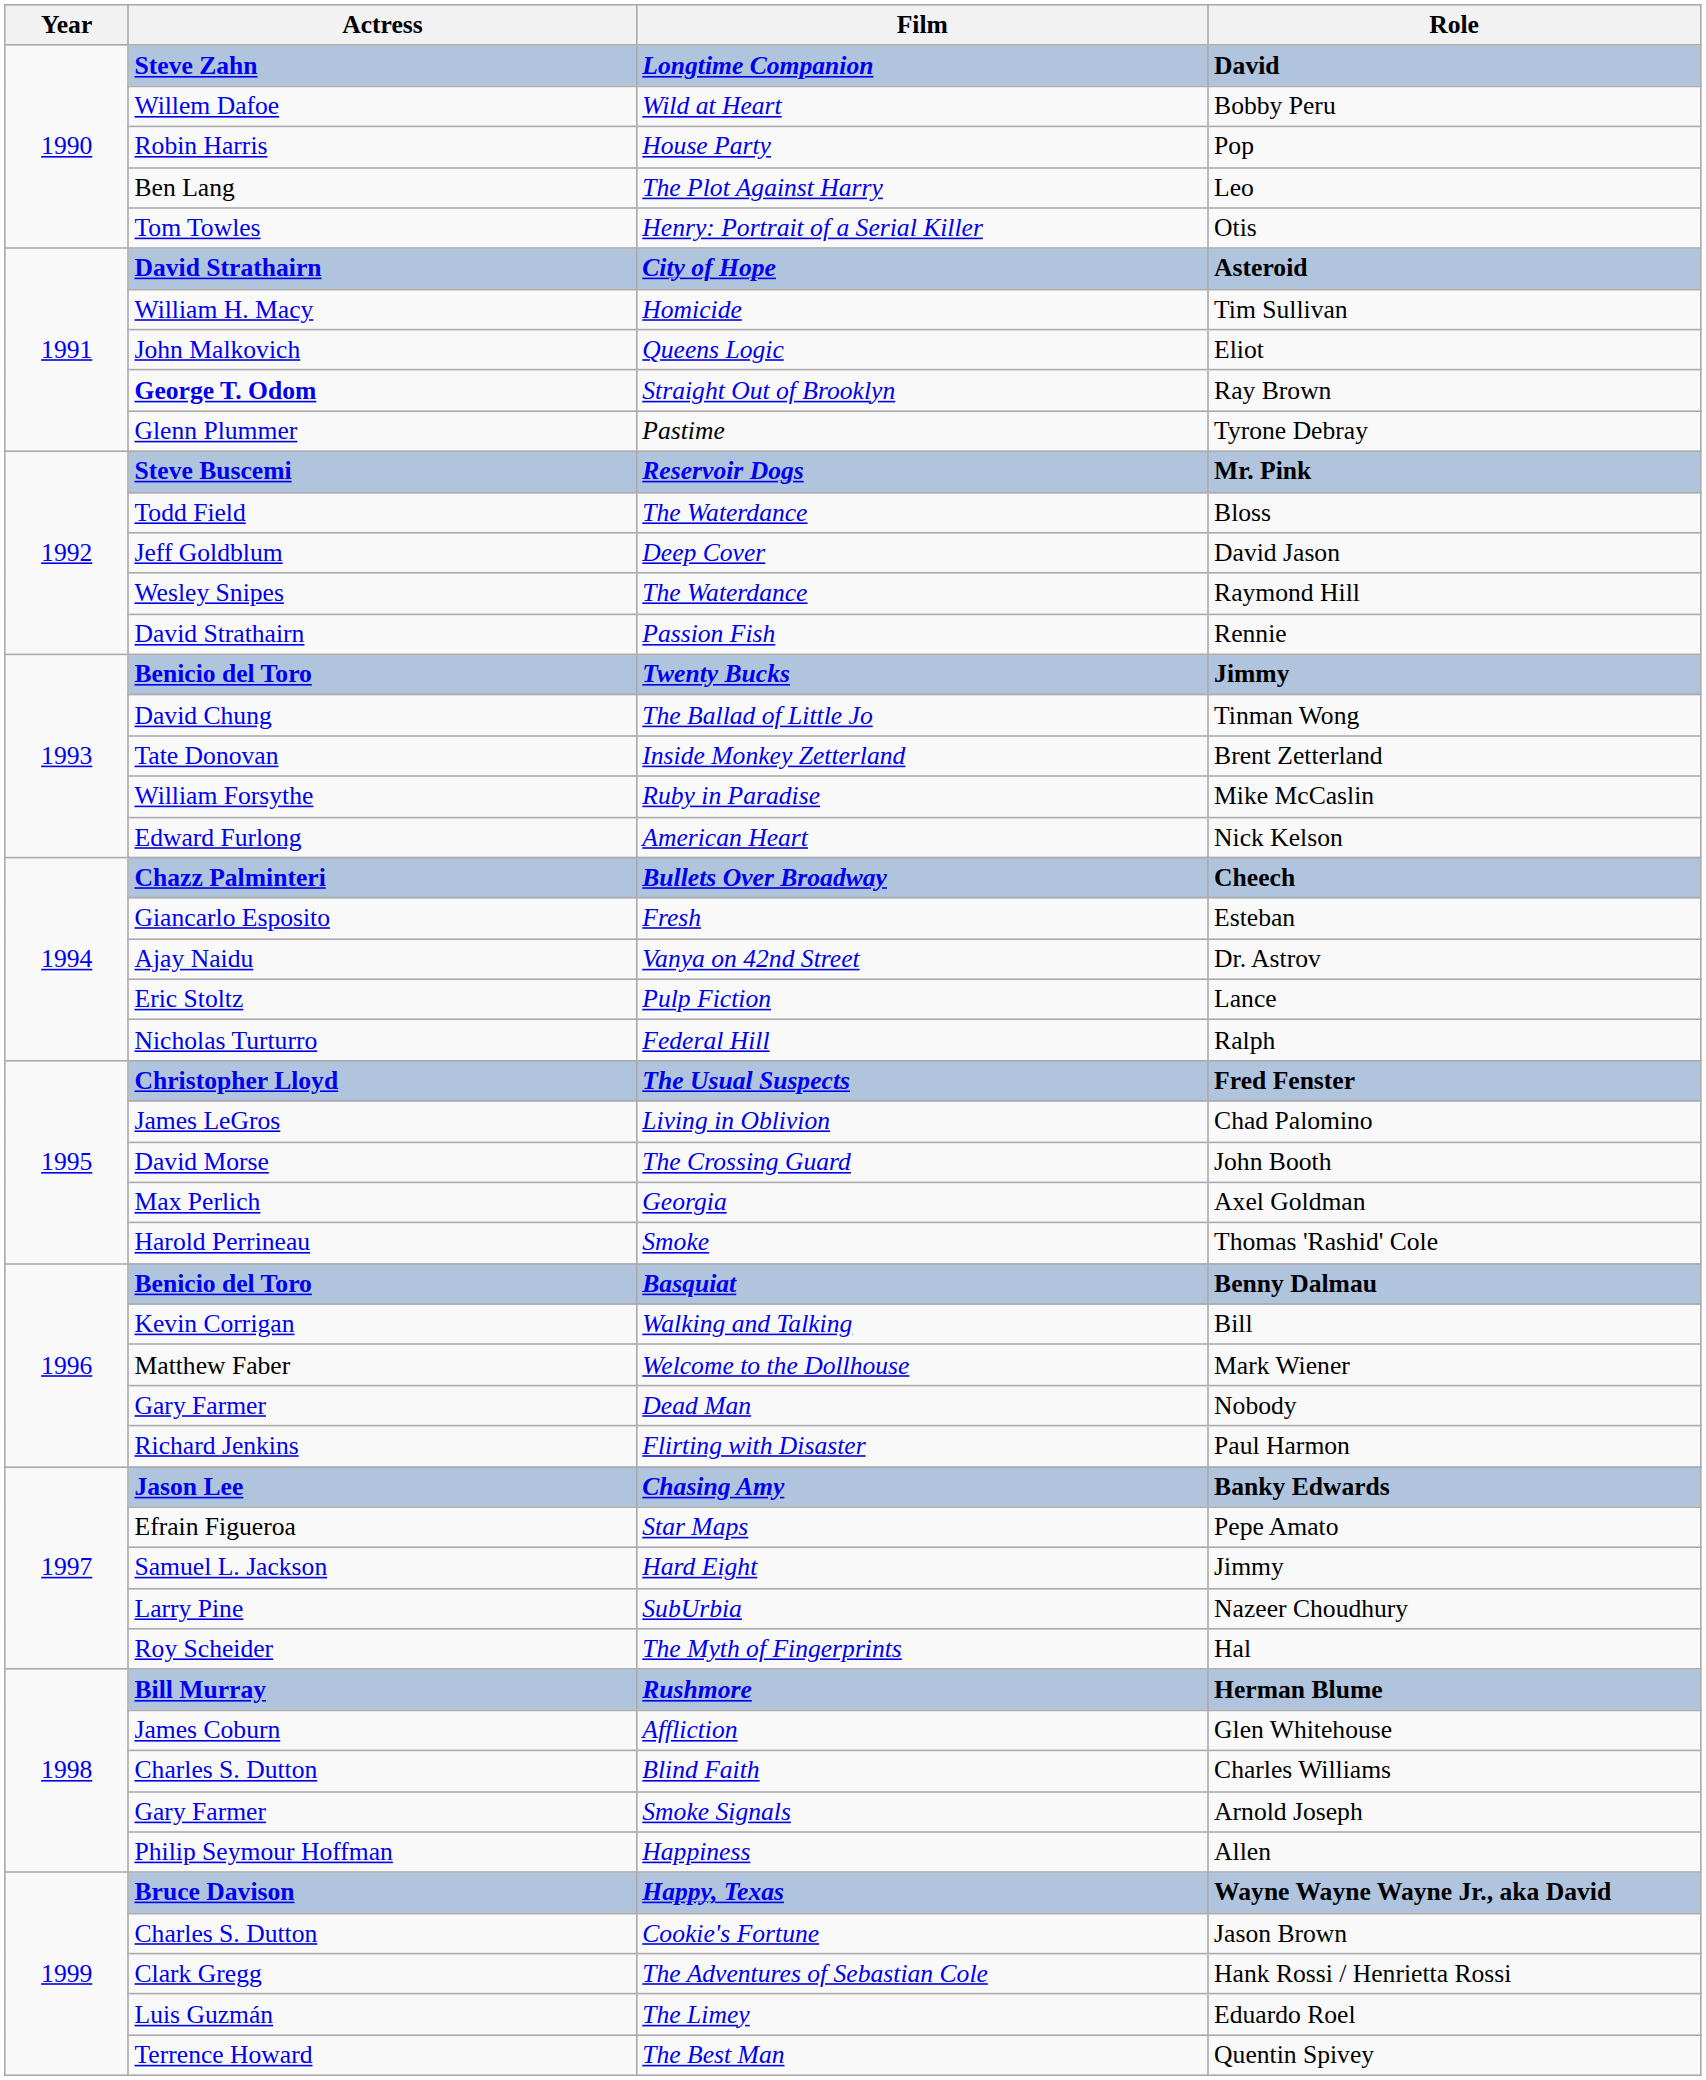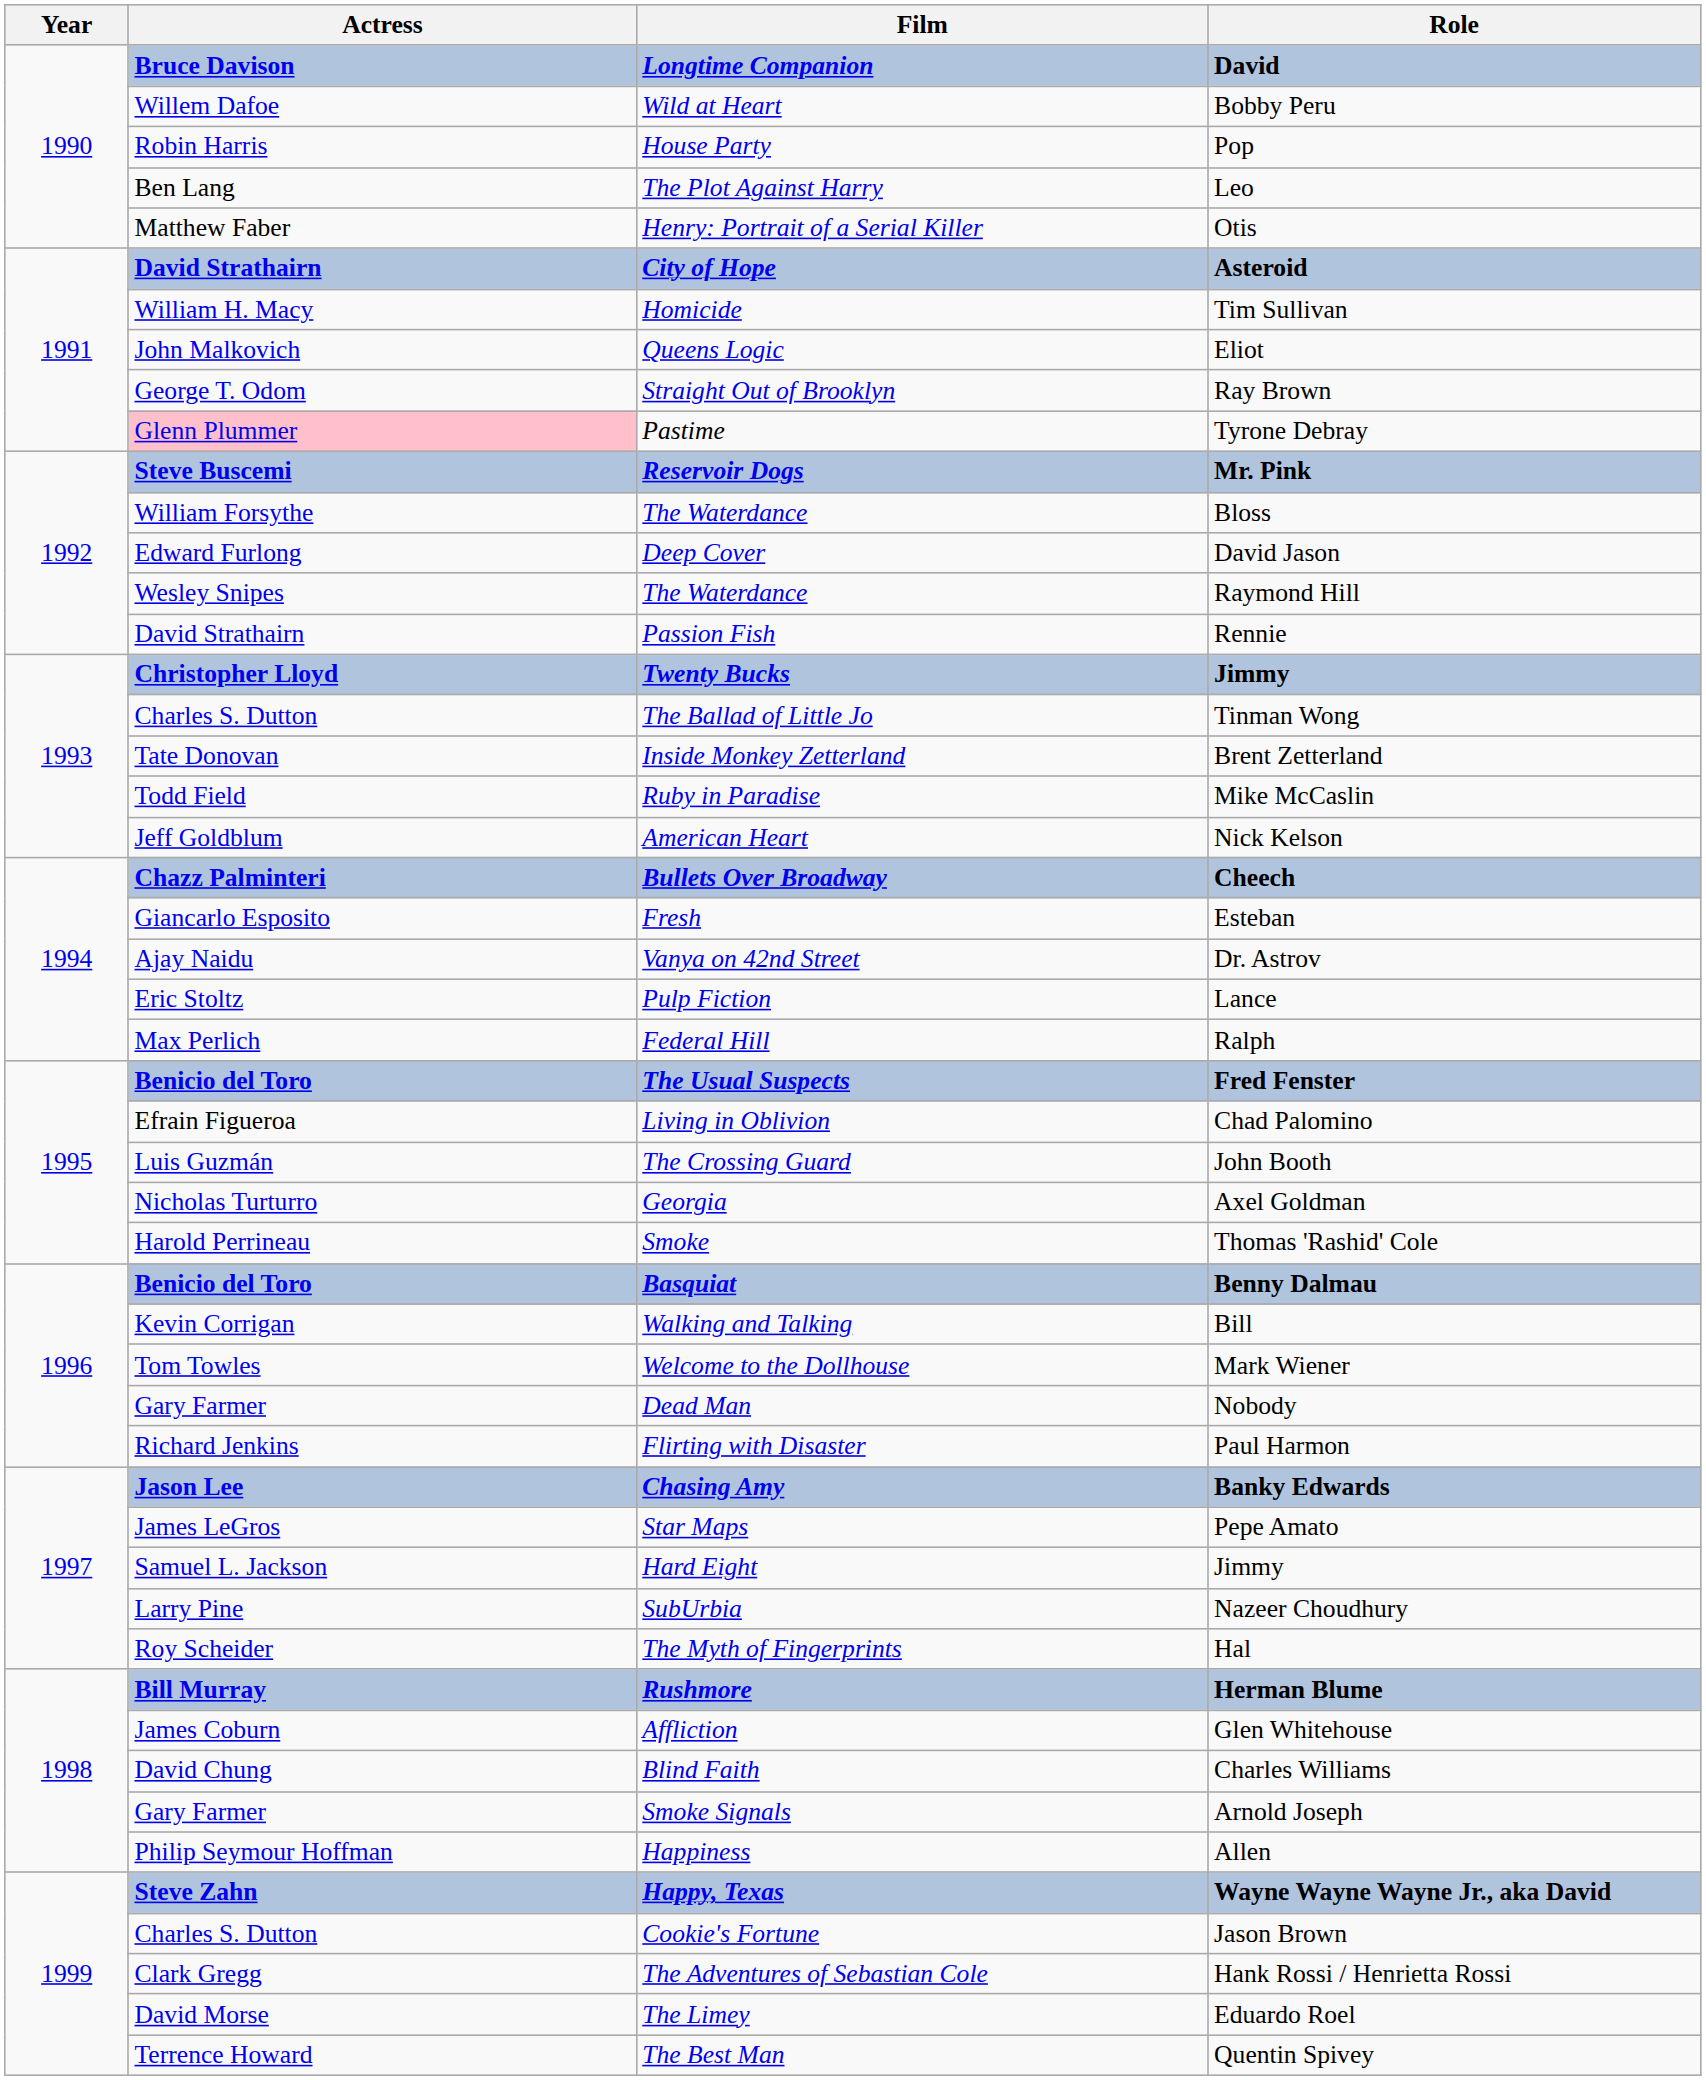(196, 65) Steve Zahn -> (214, 65) Bruce Davison
(198, 227) Tom Towles -> (212, 227) Matthew Faber
(225, 390) bold -> (220, 390) normal
(216, 430) no background -> (216, 430) pink background
(190, 512) Todd Field -> (224, 512) William Forsythe
(209, 552) Jeff Goldblum -> (218, 552) Edward Furlong
(223, 674) Benicio del Toro -> (236, 674) Christopher Lloyd
(203, 715) David Chung -> (226, 715) Charles S. Dutton
(224, 796) William Forsythe -> (190, 796) Todd Field
(218, 836) Edward Furlong -> (209, 836) Jeff Goldblum
(226, 1039) Nicholas Turturro -> (197, 1039) Max Perlich
(236, 1080) Christopher Lloyd -> (223, 1080) Benicio del Toro
(207, 1120) James LeGros -> (215, 1120) Efrain Figueroa
(202, 1161) David Morse -> (204, 1161) Luis Guzmán
(197, 1202) Max Perlich -> (226, 1202) Nicholas Turturro
(212, 1364) Matthew Faber -> (198, 1364) Tom Towles
(215, 1526) Efrain Figueroa -> (207, 1526) James LeGros
(226, 1770) Charles S. Dutton -> (203, 1770) David Chung
(214, 1892) Bruce Davison -> (196, 1892) Steve Zahn
(204, 2014) Luis Guzmán -> (202, 2014) David Morse
